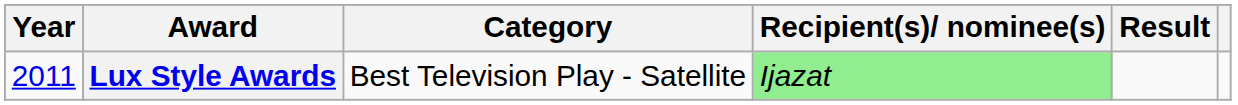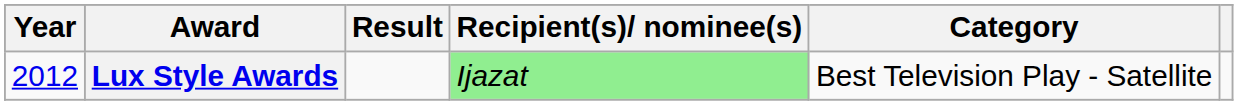columns swapped: (548, 28) <-> (1165, 28)
(44, 75) 2011 -> (45, 75) 2012
